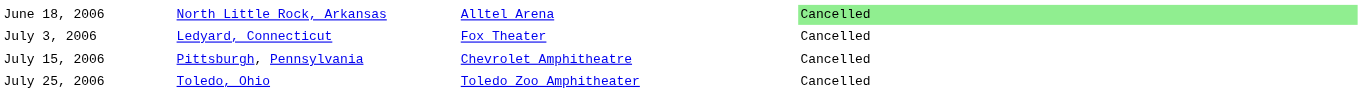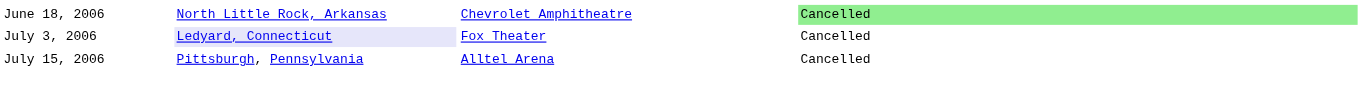(507, 15) Alltel Arena -> (546, 15) Chevrolet Amphitheatre
(254, 37) no background -> (254, 37) lavender background
(546, 59) Chevrolet Amphitheatre -> (507, 59) Alltel Arena
- row: (54, 81)
